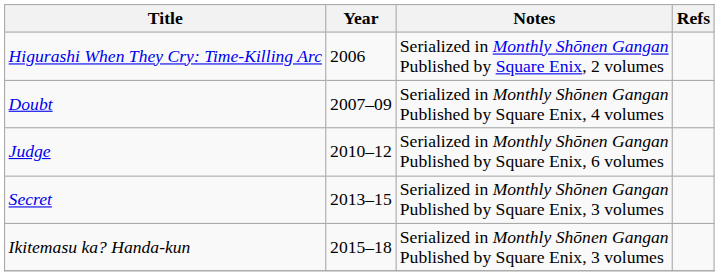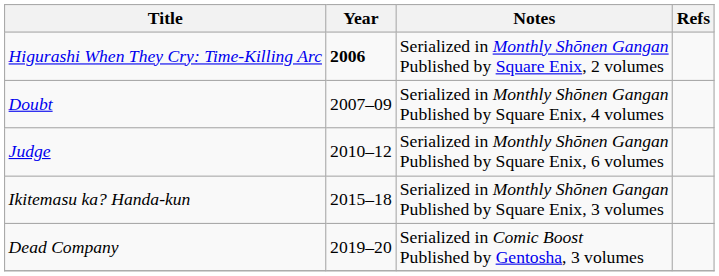(348, 56) normal -> (348, 56) bold
- row: (30, 199)
+ row: (64, 247)
